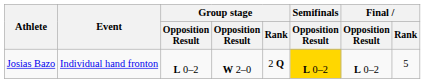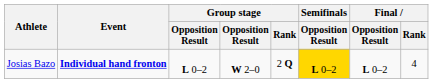(109, 64) normal -> (113, 64) bold
(406, 64) 5 -> (414, 64) 4
